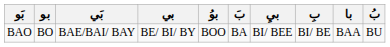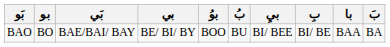columns swapped: (374, 14) <-> (239, 14)
